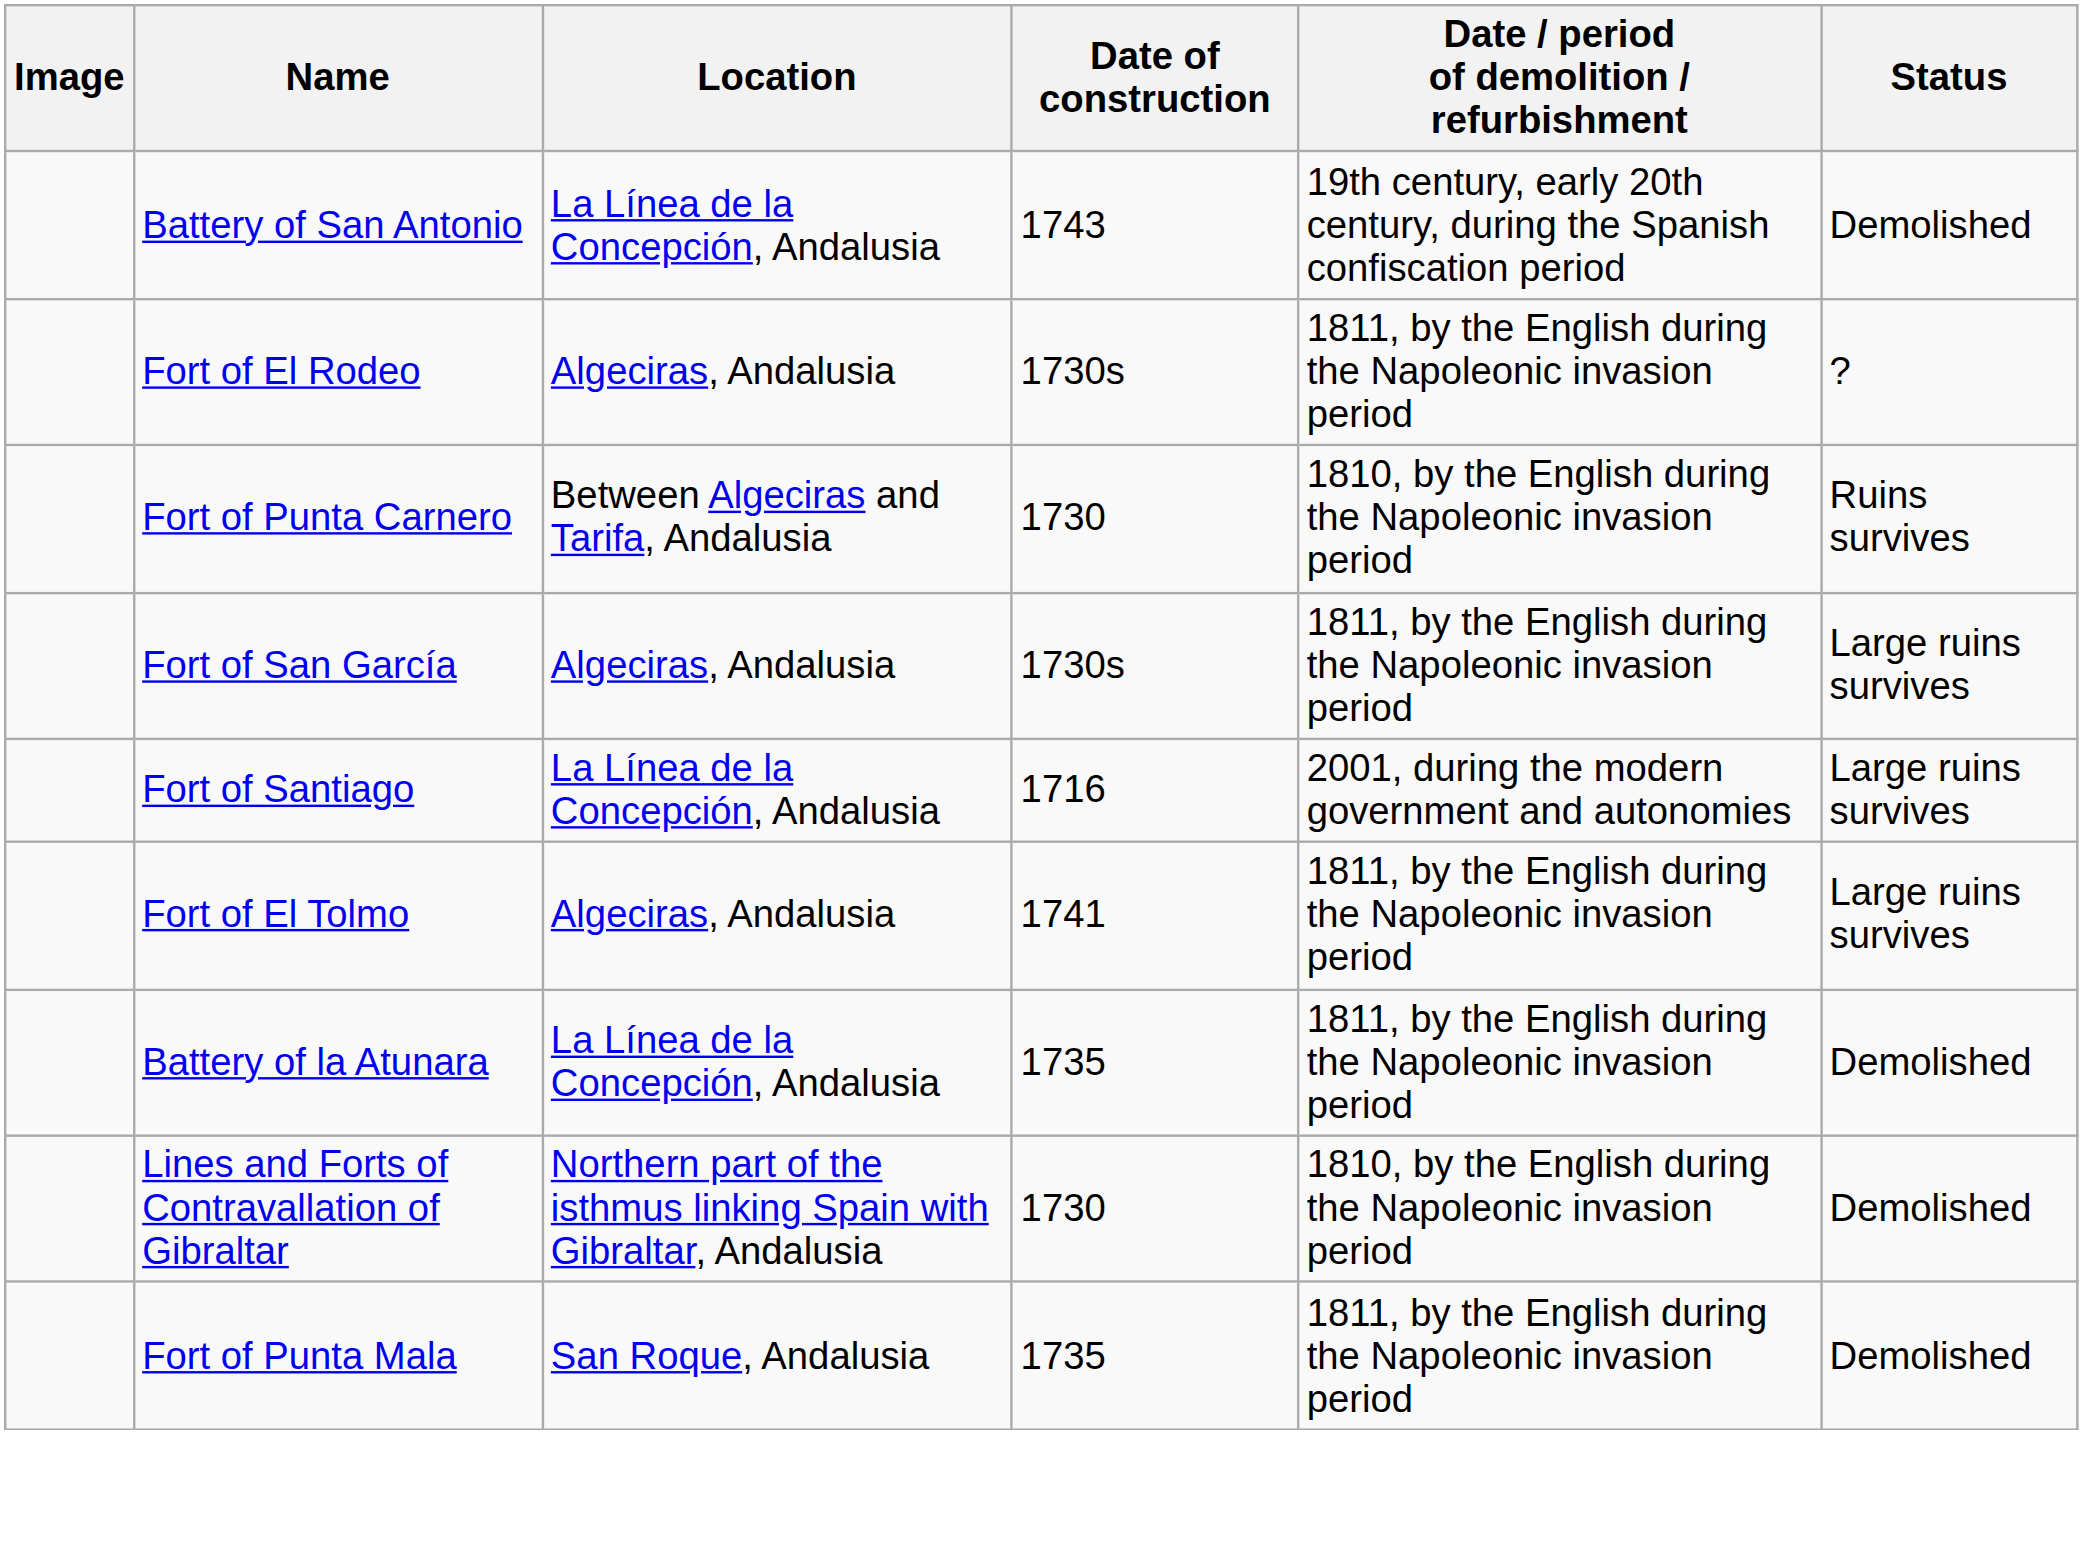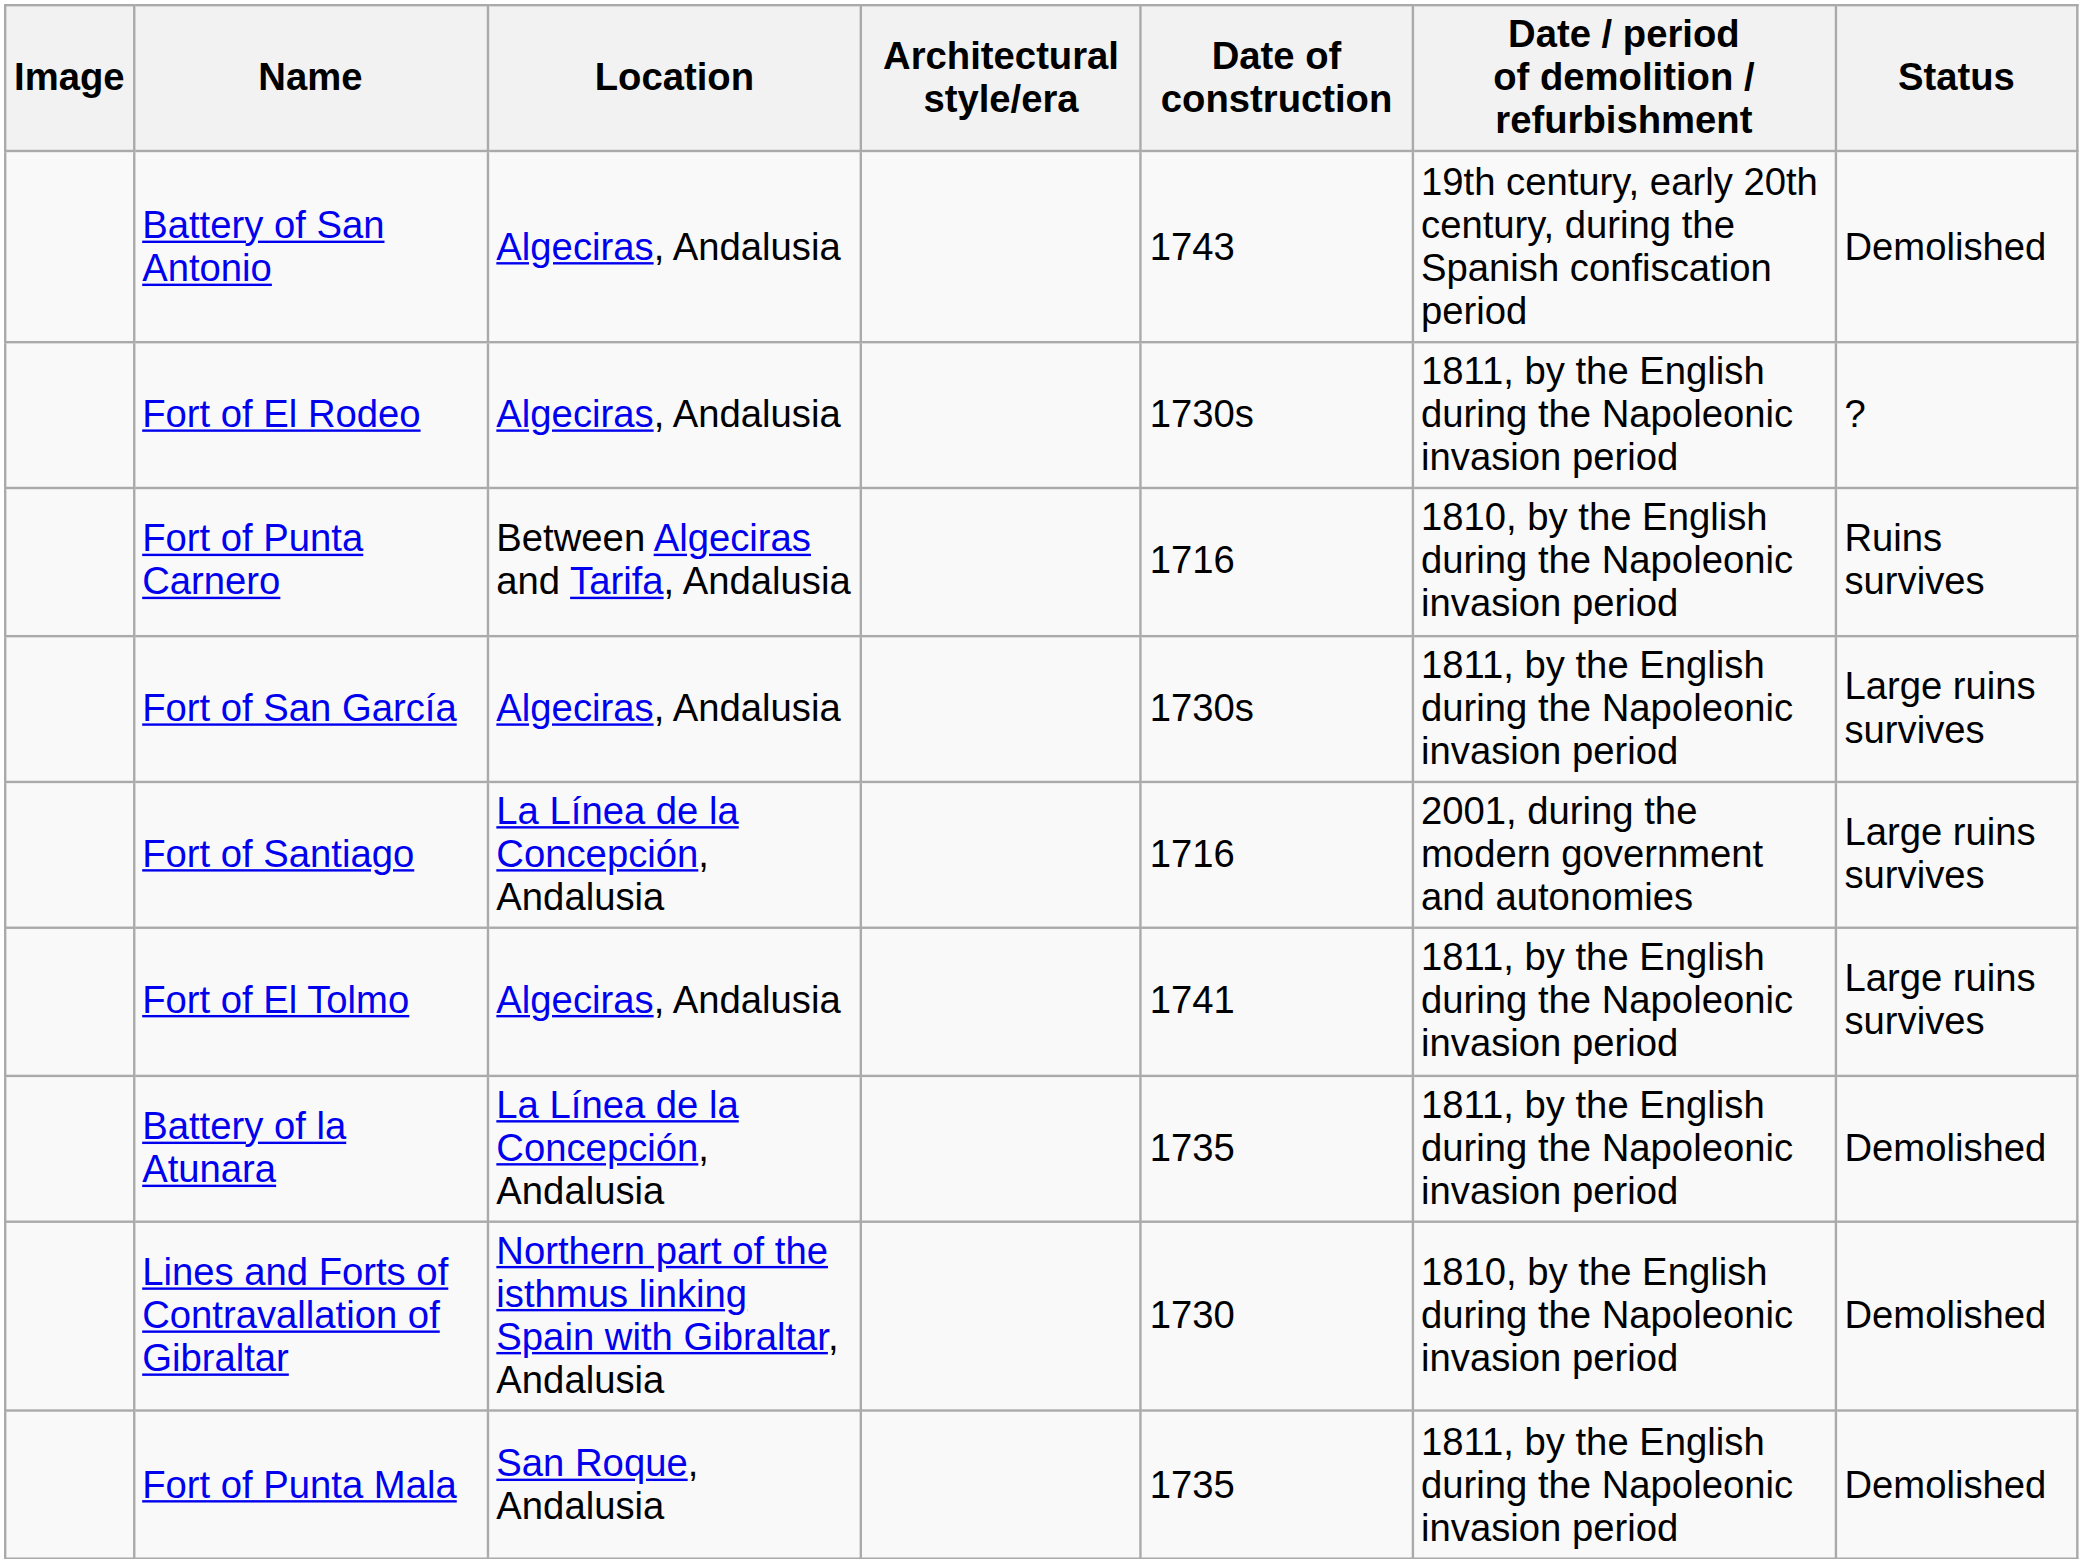+ column: (1001, 77)
(745, 224) La Línea de la Concepción, Andalusia -> (669, 246) Algeciras, Andalusia
(1063, 517) 1730 -> (1192, 560) 1716
